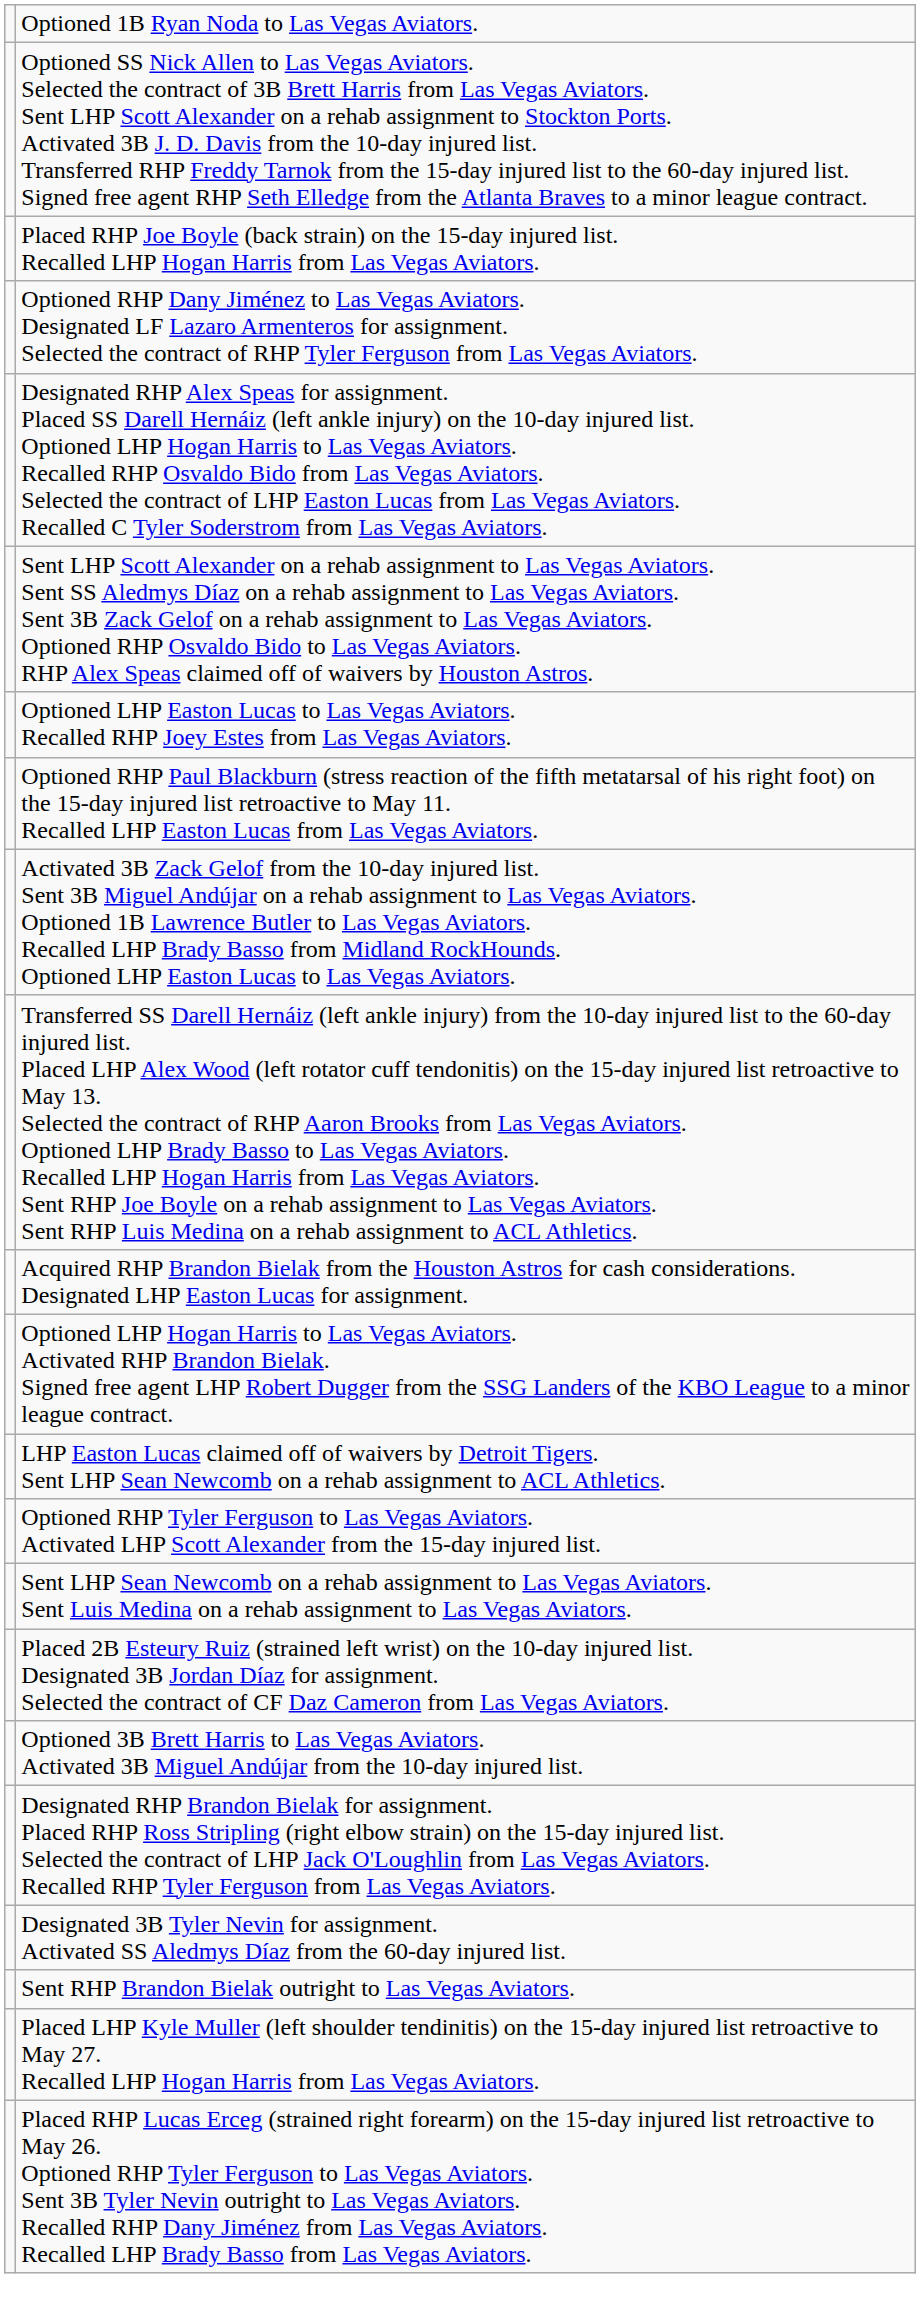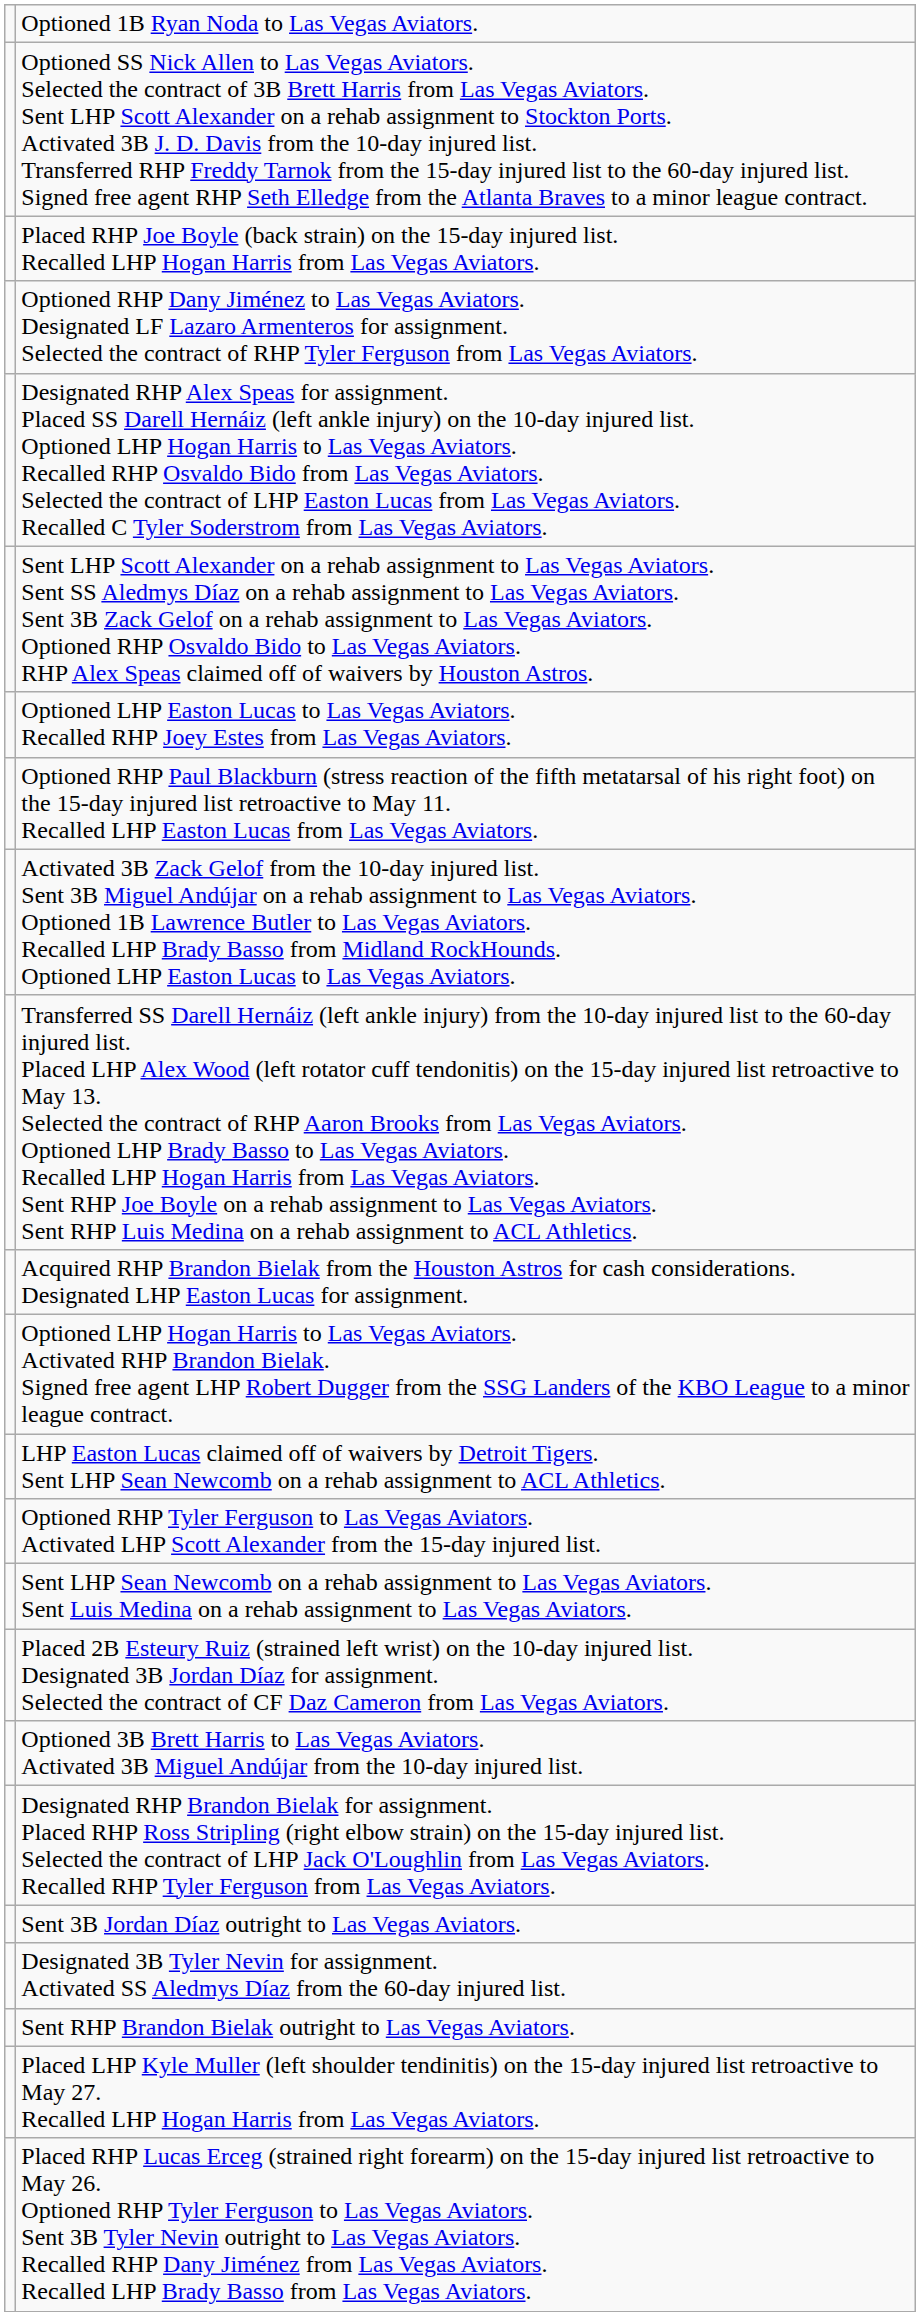+ row: (271, 1923)
